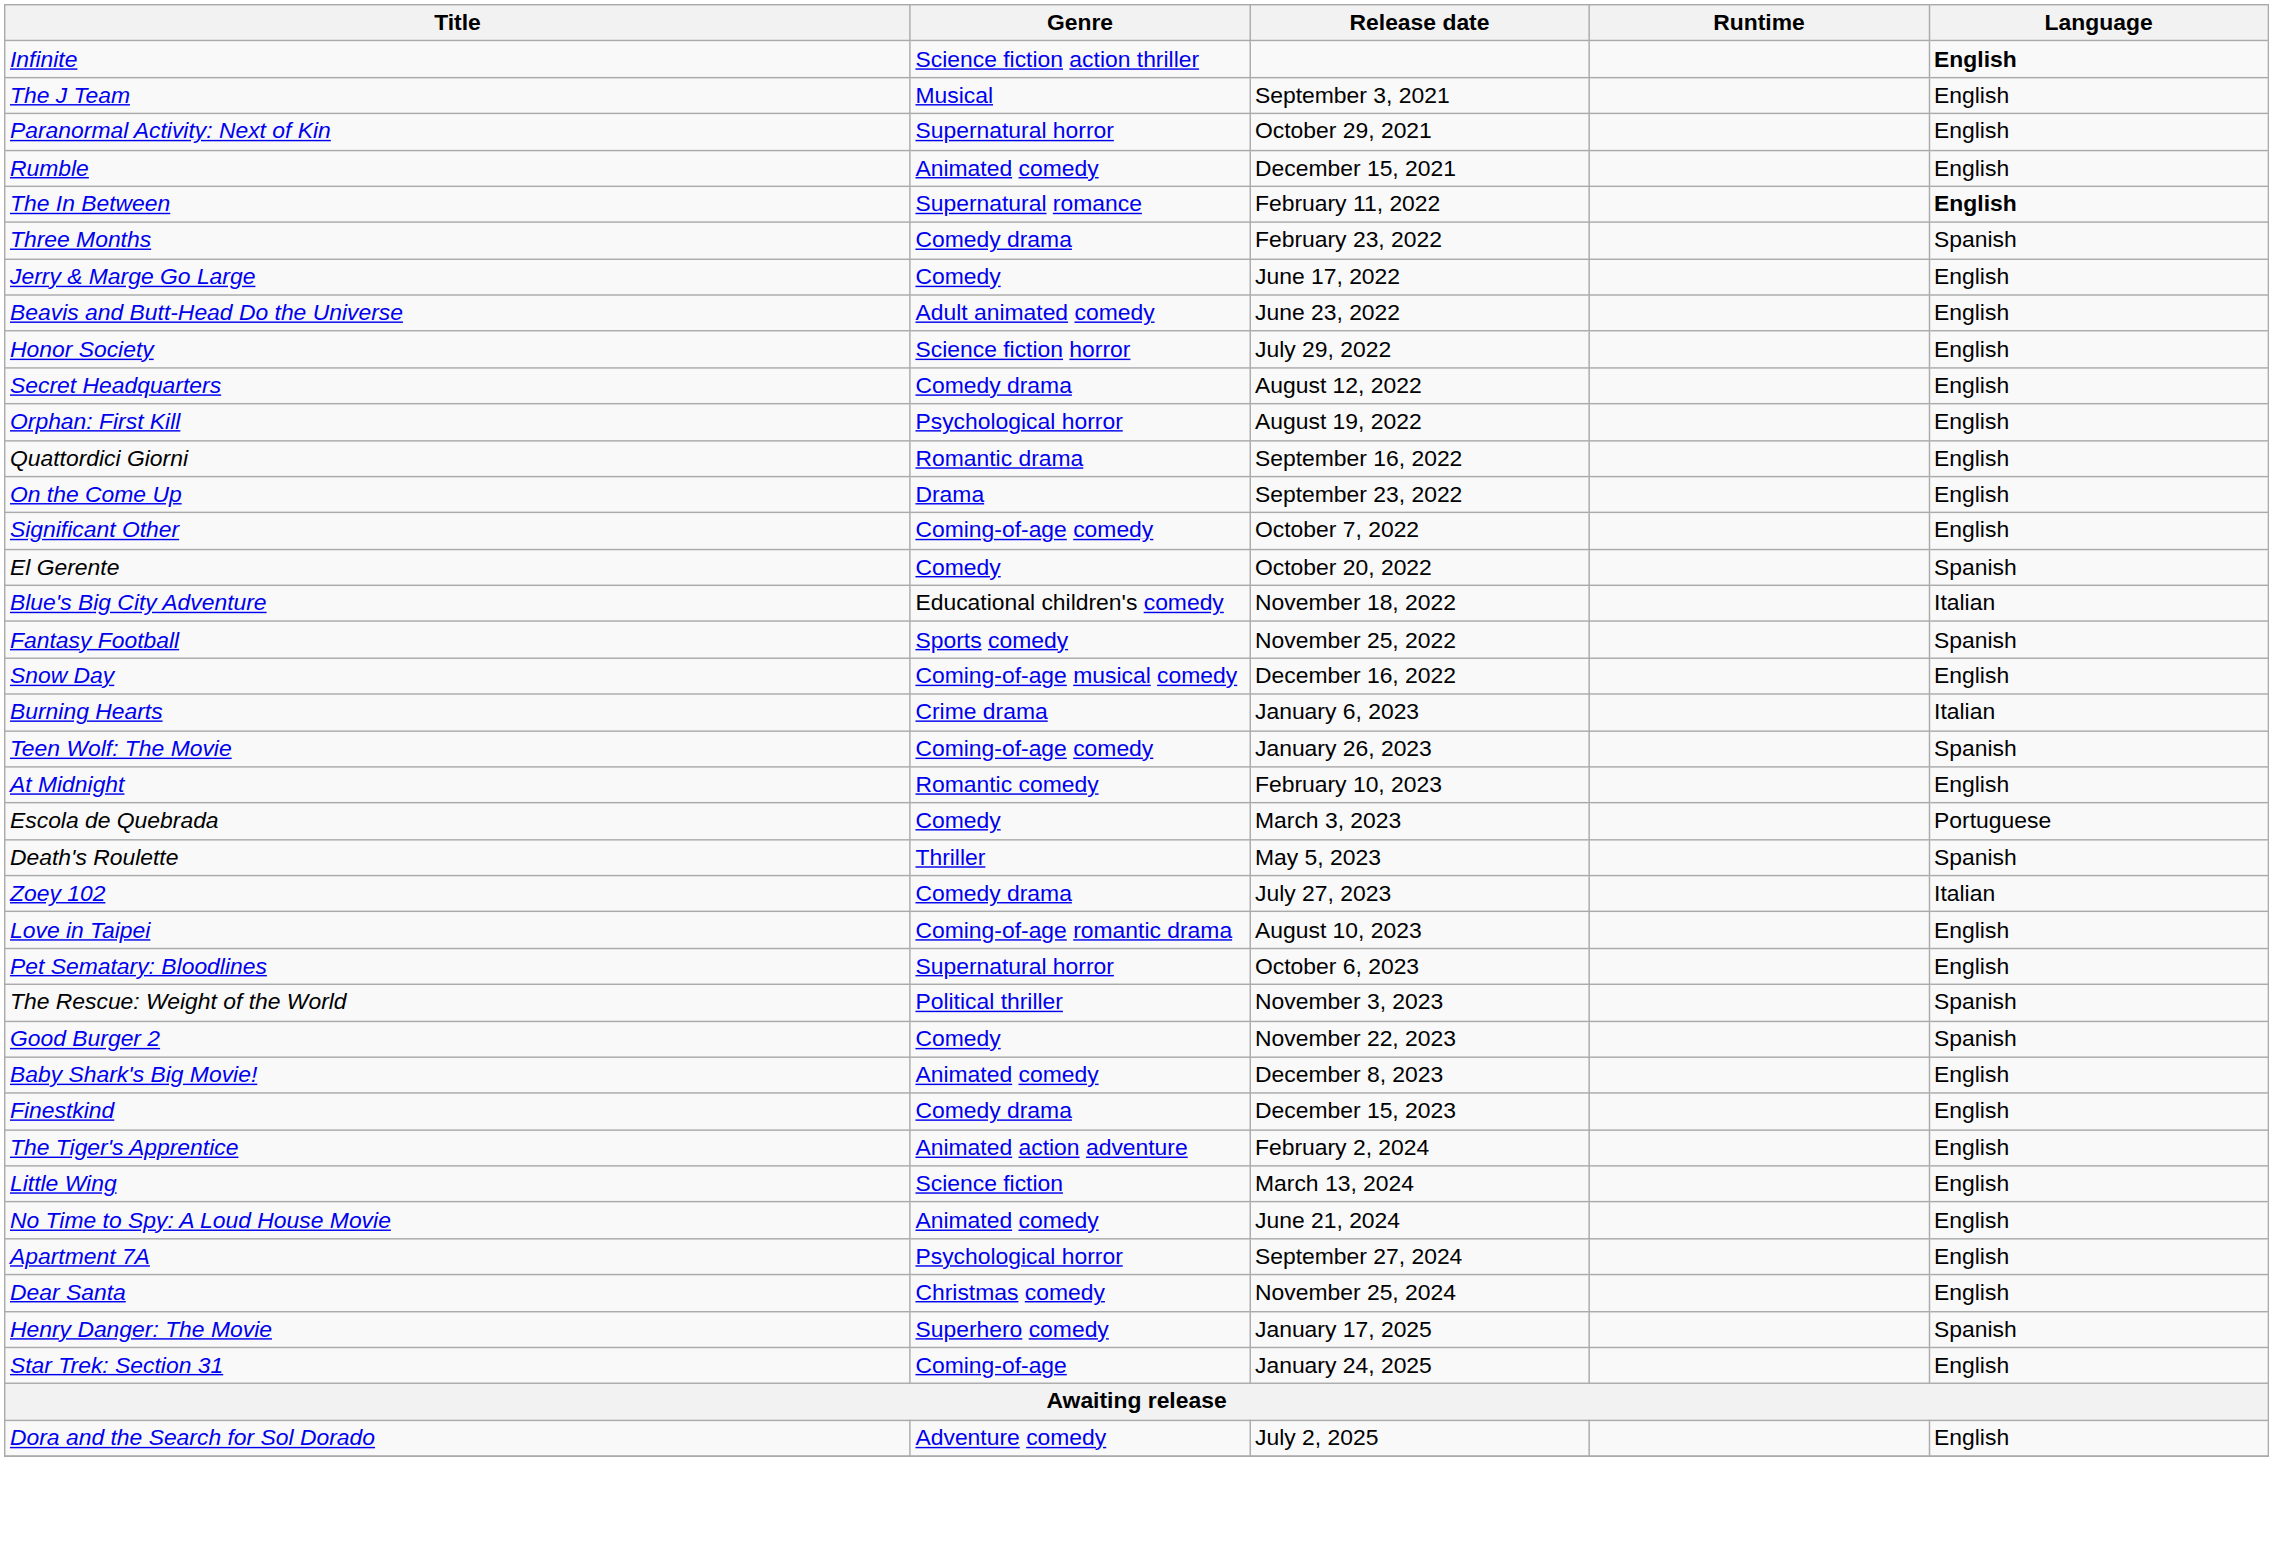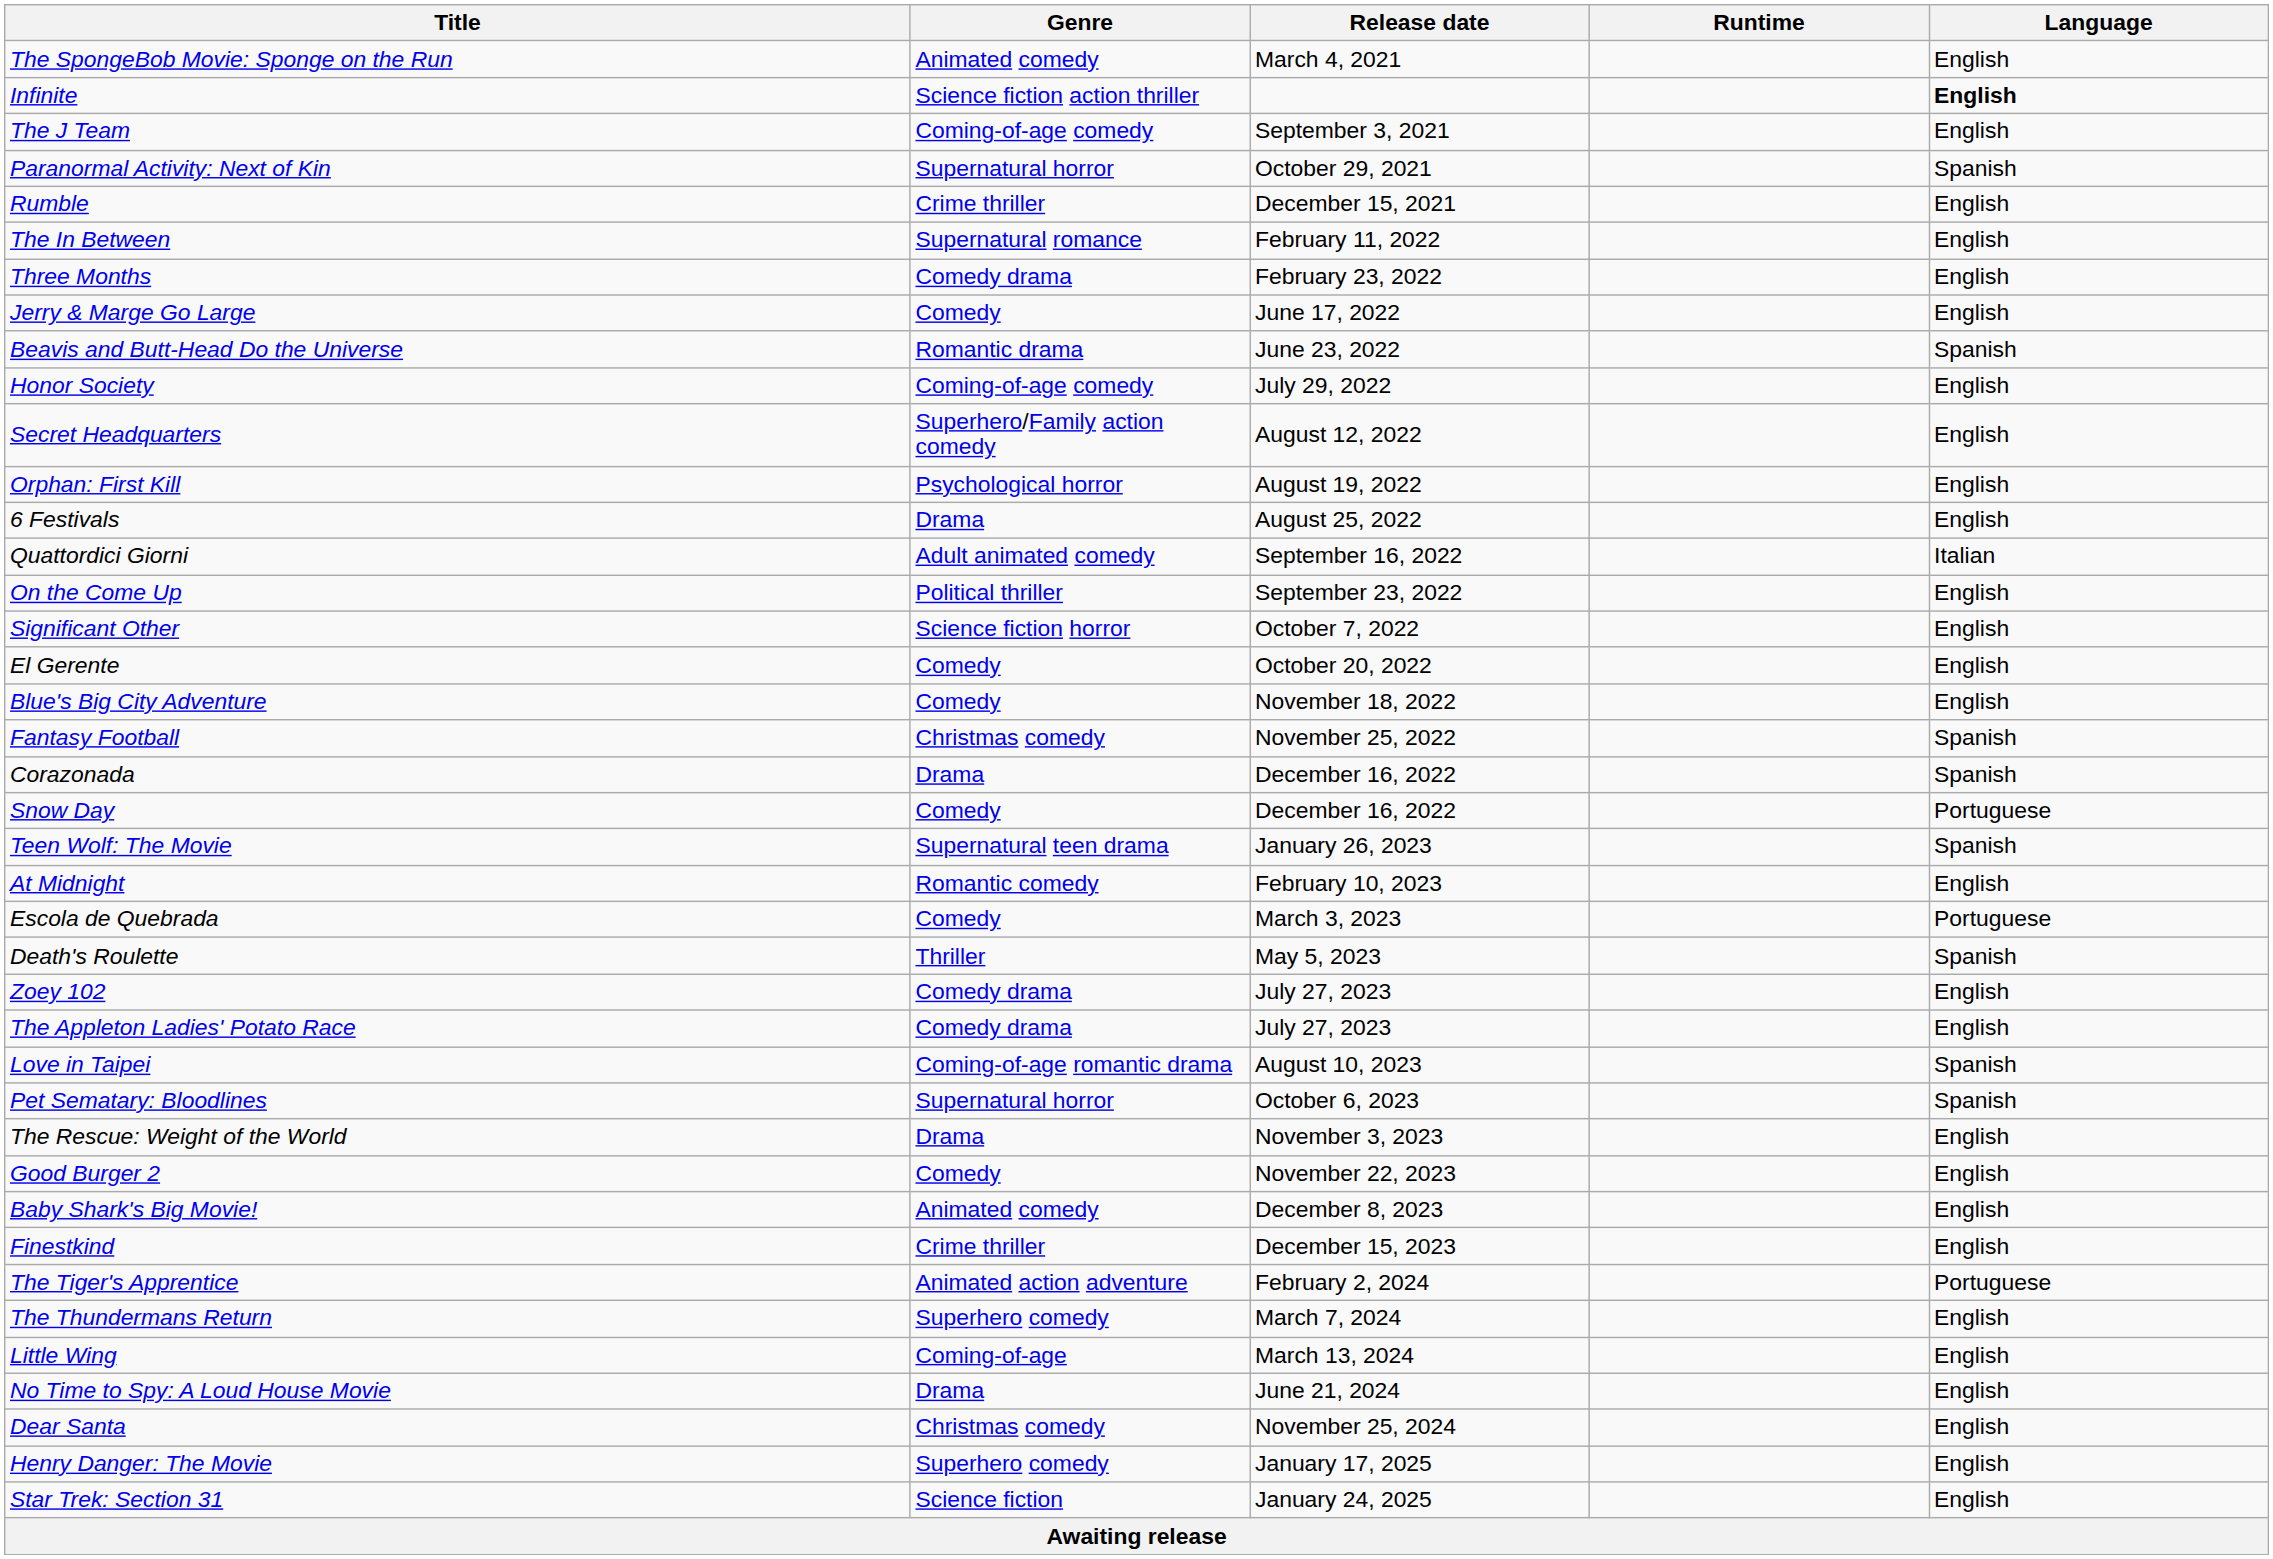+ row: (231, 58)
(954, 95) Musical -> (1034, 131) Coming-of-age comedy
(1972, 131) English -> (1975, 167) Spanish
(1007, 167) Animated comedy -> (980, 204) Crime thriller
(1975, 204) bold -> (1972, 240) normal
(1975, 240) Spanish -> (1972, 276) English
(1035, 312) Adult animated comedy -> (999, 349) Romantic drama
(1972, 312) English -> (1975, 349) Spanish
(1023, 349) Science fiction horror -> (1034, 385) Coming-of-age comedy
(994, 385) Comedy drama -> (1039, 434) Superhero/Family action comedy
+ row: (65, 520)
(999, 458) Romantic drama -> (1035, 556) Adult animated comedy
(1972, 458) English -> (1965, 556) Italian
(950, 494) Drama -> (989, 592) Political thriller
(1034, 530) Coming-of-age comedy -> (1023, 628) Science fiction horror
(1975, 566) Spanish -> (1972, 665) English
(1070, 603) Educational children's comedy -> (958, 701) Comedy
(1965, 603) Italian -> (1972, 701) English
(992, 639) Sports comedy -> (1010, 737) Christmas comedy
+ row: (72, 774)
(1076, 675) Coming-of-age musical comedy -> (958, 810) Comedy
(1972, 675) English -> (1993, 810) Portuguese
- row: (86, 712)
(1034, 748) Coming-of-age comedy -> (1042, 846) Supernatural teen drama
(1965, 893) Italian -> (1972, 991) English
+ row: (183, 1028)
(1972, 929) English -> (1975, 1064) Spanish
(1972, 966) English -> (1975, 1100) Spanish
(989, 1002) Political thriller -> (950, 1136) Drama
(1975, 1002) Spanish -> (1972, 1136) English
(1975, 1038) Spanish -> (1972, 1173) English
(994, 1111) Comedy drama -> (980, 1245) Crime thriller
(1972, 1147) English -> (1993, 1282) Portuguese
+ row: (141, 1318)
(989, 1183) Science fiction -> (991, 1354) Coming-of-age
(1007, 1220) Animated comedy -> (950, 1390) Drama
- row: (80, 1256)
(1975, 1328) Spanish -> (1972, 1463) English
(991, 1365) Coming-of-age -> (989, 1499) Science fiction
- row: (193, 1437)
